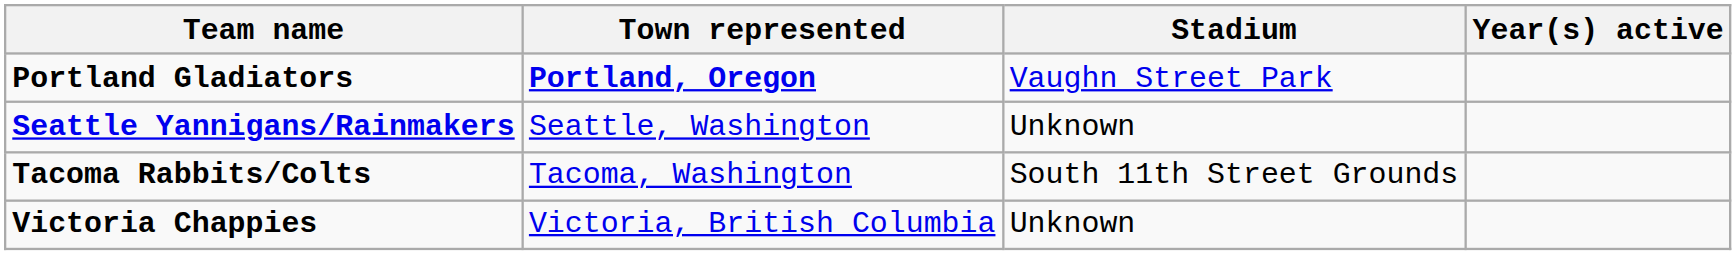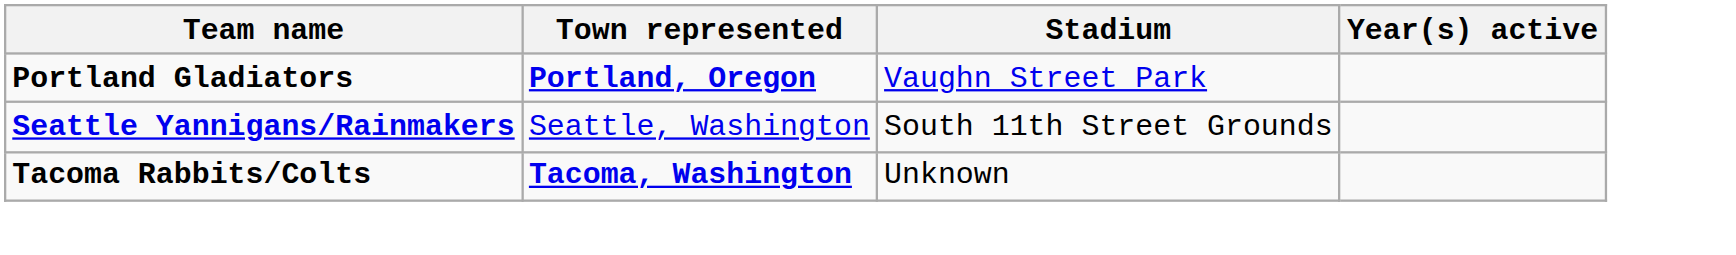(1072, 127) Unknown -> (1108, 127) South 11th Street Grounds
(690, 176) normal -> (690, 176) bold
(1234, 176) South 11th Street Grounds -> (947, 176) Unknown
- row: (165, 224)
